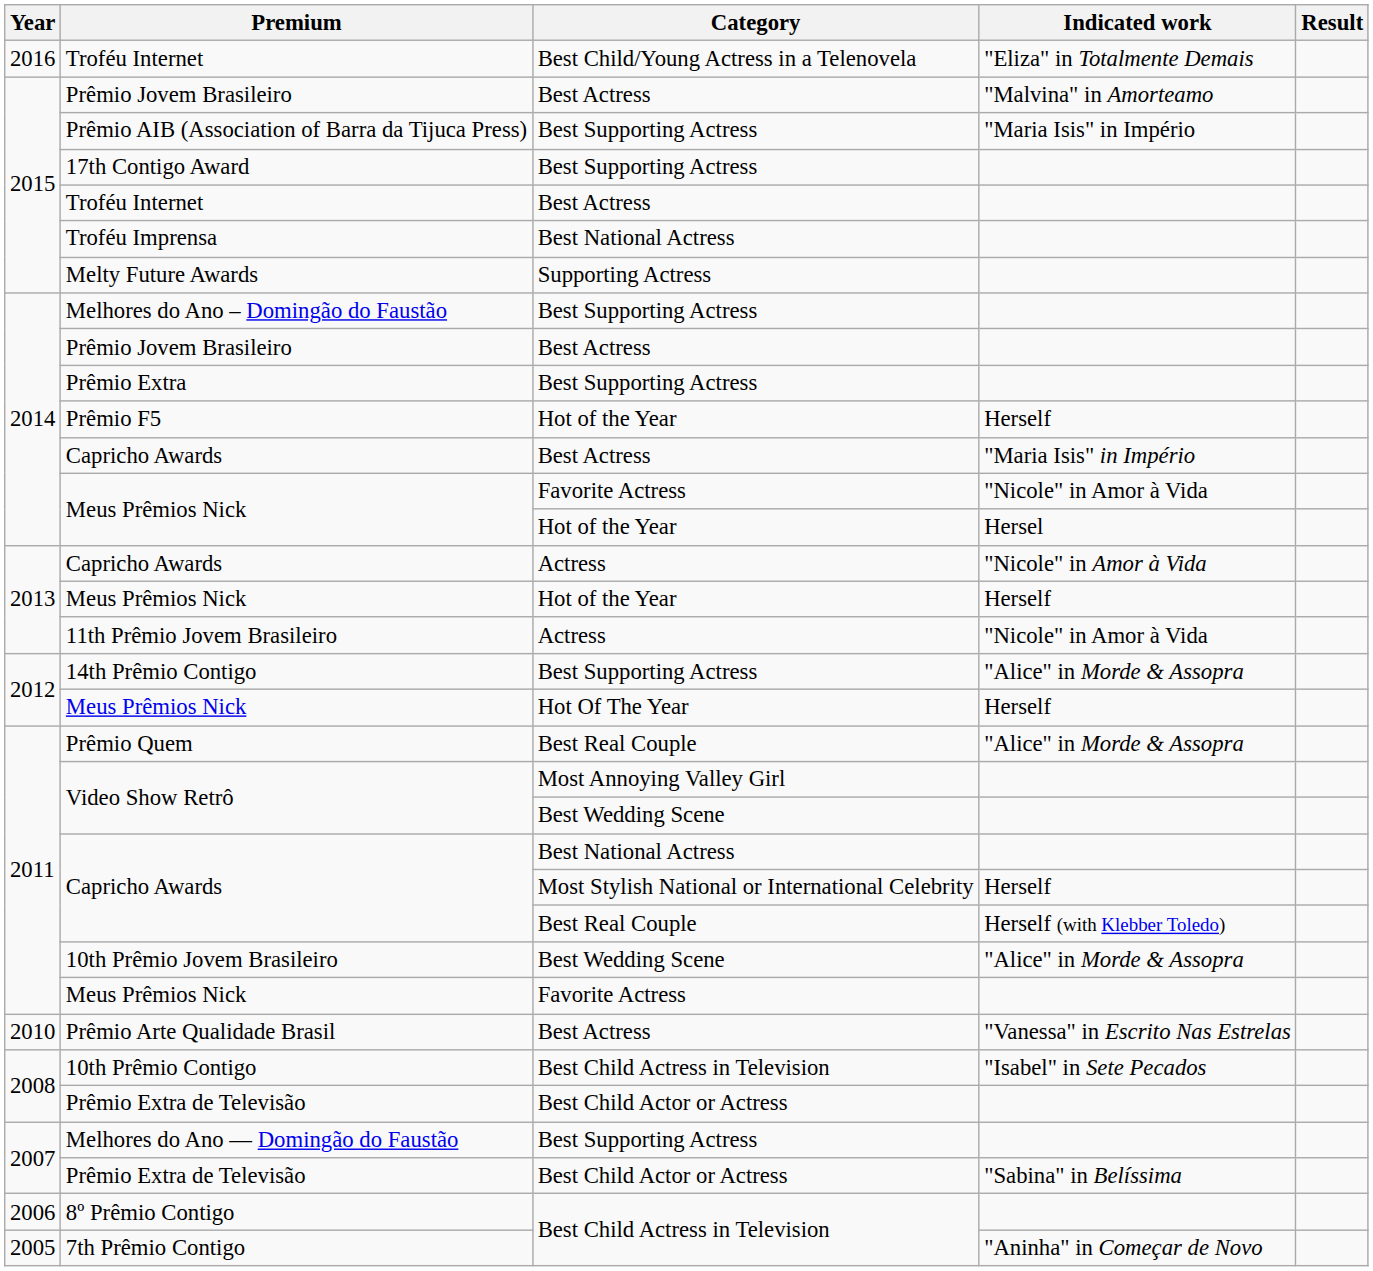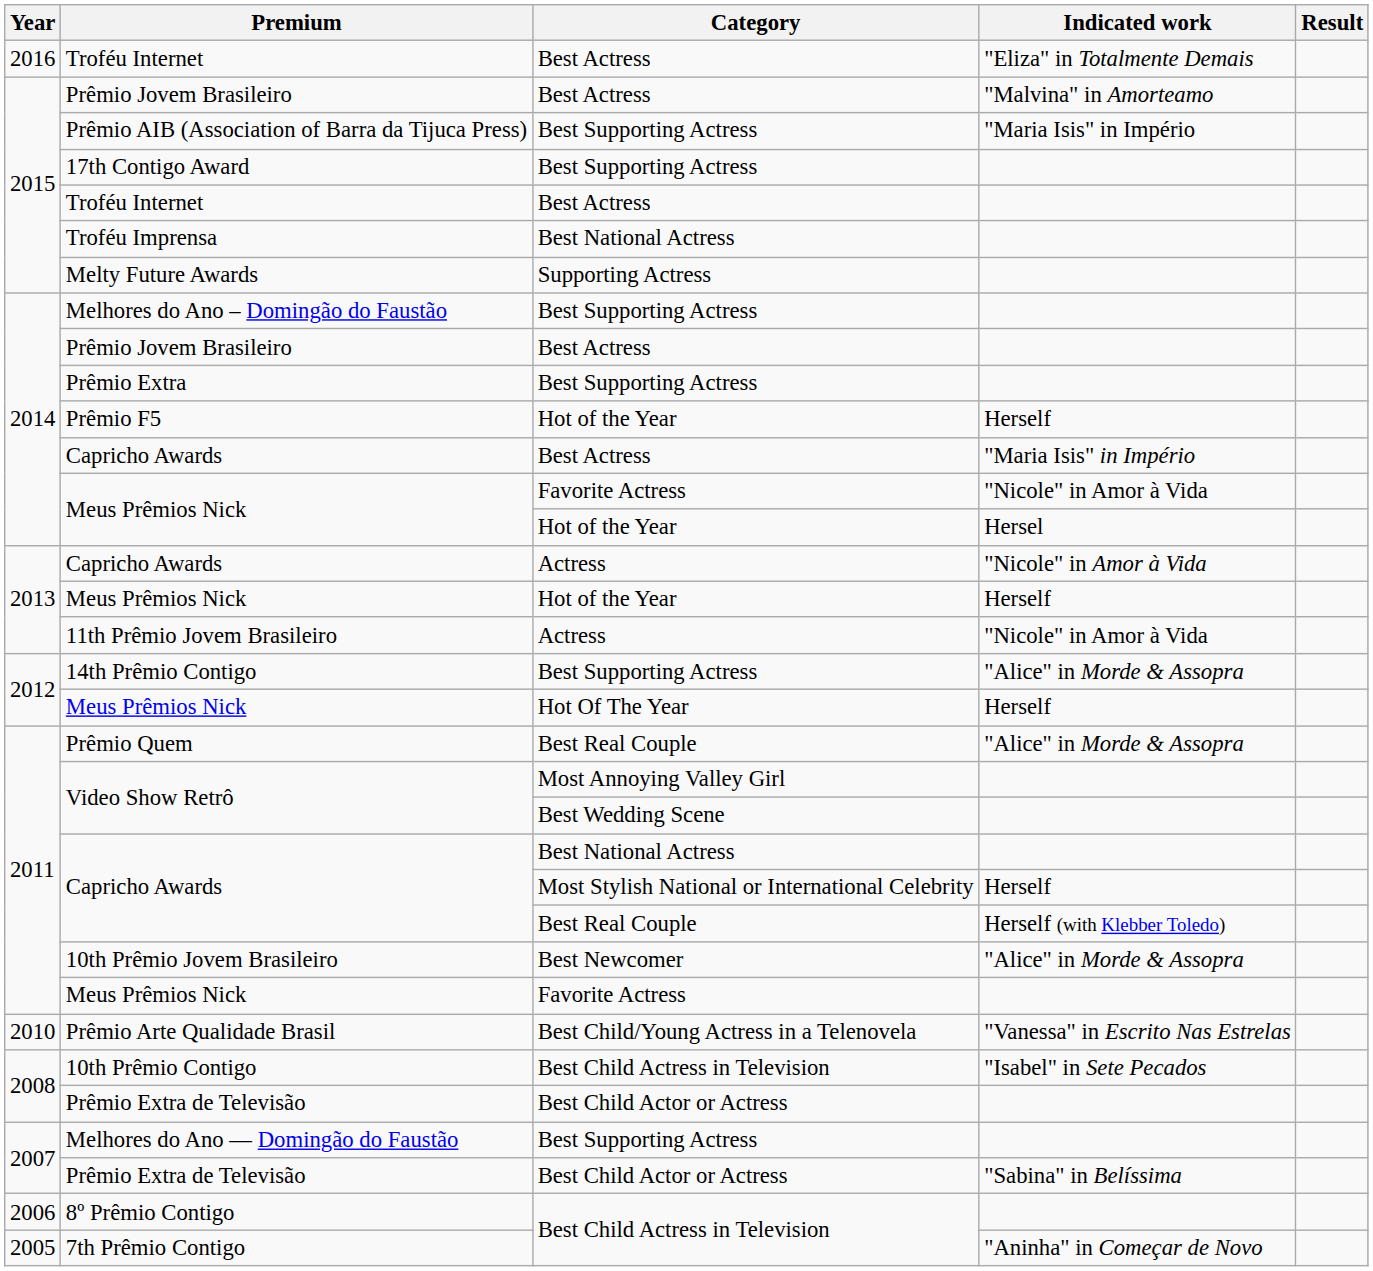(727, 58) Best Child/Young Actress in a Telenovela -> (594, 58) Best Actress
(631, 959) Best Wedding Scene -> (611, 959) Best Newcomer
(594, 1031) Best Actress -> (727, 1031) Best Child/Young Actress in a Telenovela
